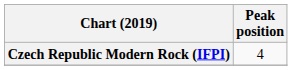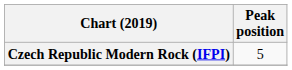(260, 53) 4 -> (260, 53) 5
